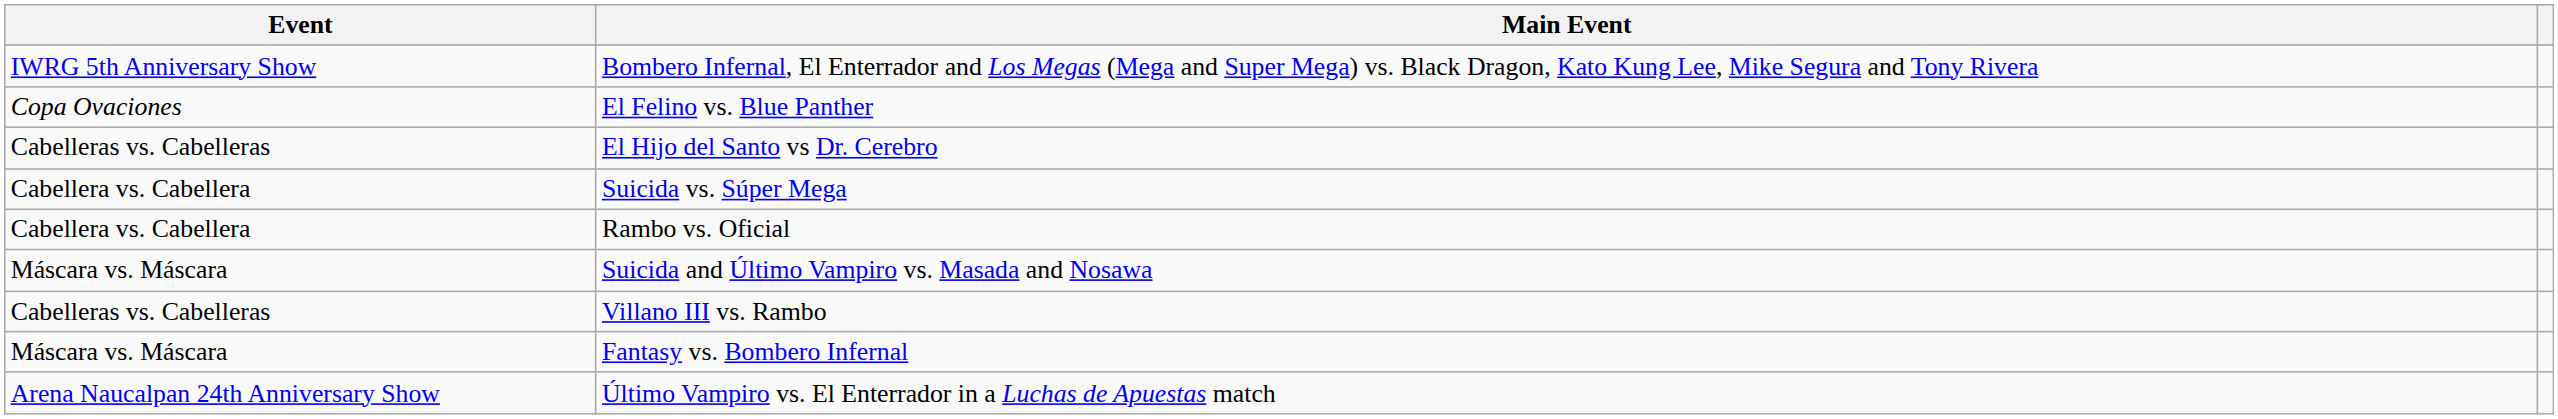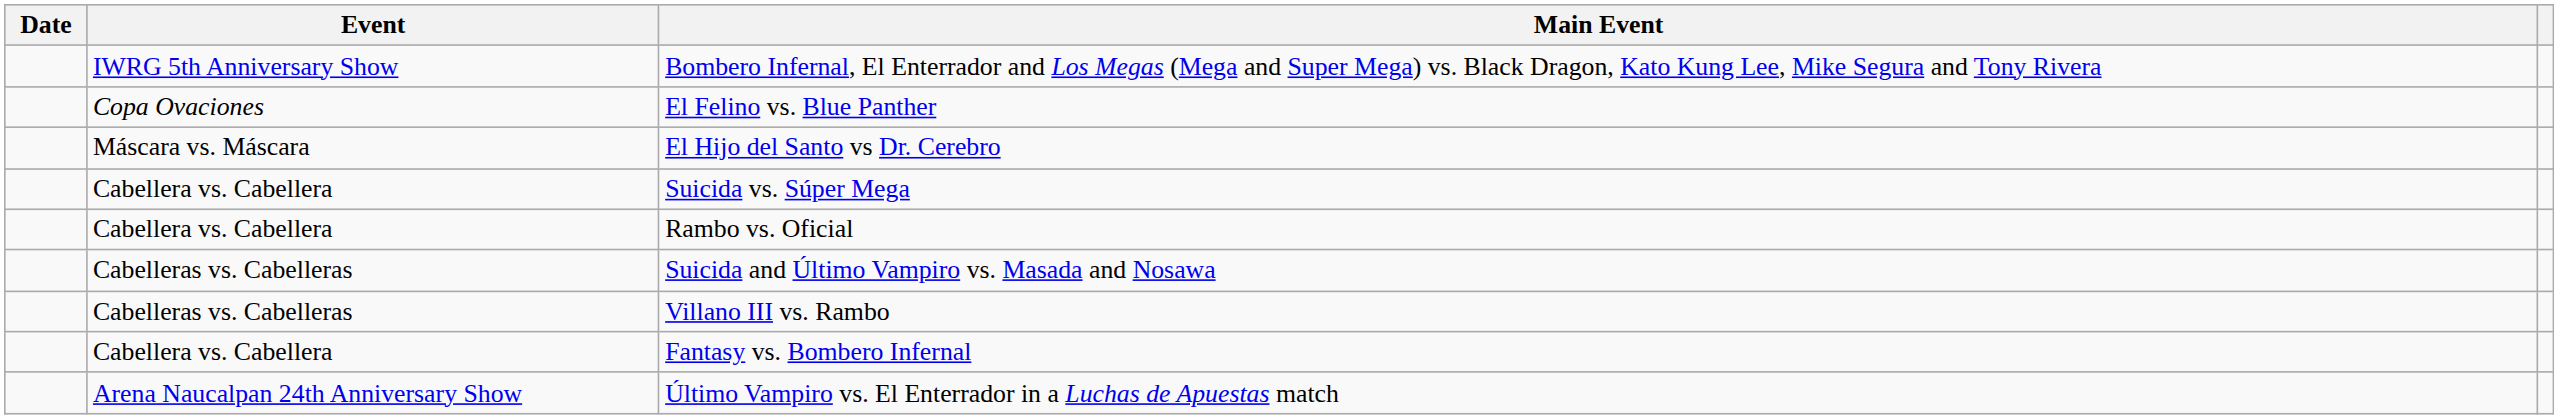+ column: (46, 24)
(141, 147) Cabelleras vs. Cabelleras -> (201, 147) Máscara vs. Máscara
(119, 270) Máscara vs. Máscara -> (223, 270) Cabelleras vs. Cabelleras
(119, 351) Máscara vs. Máscara -> (213, 351) Cabellera vs. Cabellera
